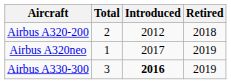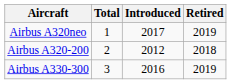rows swapped: (48, 32) <-> (48, 50)
(153, 69) bold -> (153, 69) normal
